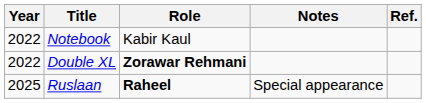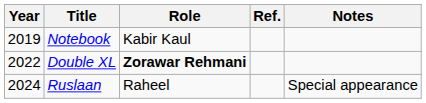columns swapped: (318, 16) <-> (404, 16)
(24, 39) 2022 -> (24, 39) 2019
(24, 86) 2025 -> (24, 86) 2024
(147, 86) bold -> (146, 86) normal
